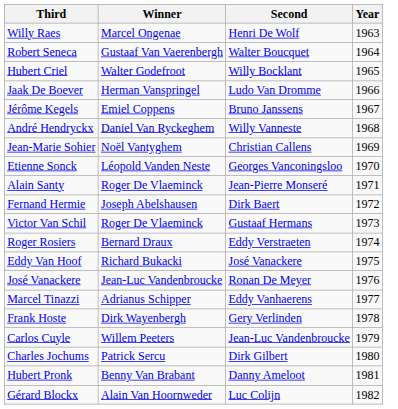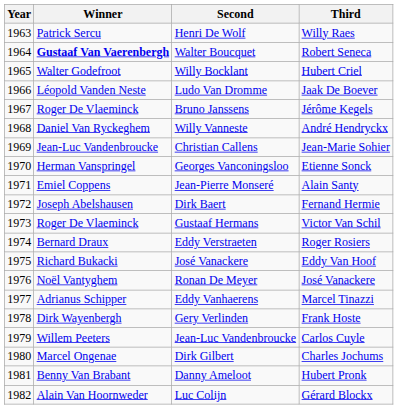columns swapped: (367, 14) <-> (51, 14)
(141, 33) Marcel Ongenae -> (69, 33) Patrick Sercu
(162, 52) normal -> (103, 52) bold
(150, 90) Herman Vanspringel -> (91, 90) Léopold Vanden Neste
(138, 109) Emiel Coppens -> (88, 109) Roger De Vlaeminck
(141, 147) Noël Vantyghem -> (97, 147) Jean-Luc Vandenbroucke
(156, 166) Léopold Vanden Neste -> (86, 166) Herman Vanspringel
(152, 185) Roger De Vlaeminck -> (74, 185) Emiel Coppens
(162, 280) Jean-Luc Vandenbroucke -> (77, 280) Noël Vantyghem
(133, 356) Patrick Sercu -> (76, 356) Marcel Ongenae
